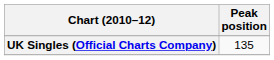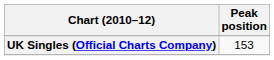(244, 45) 135 -> (244, 45) 153
